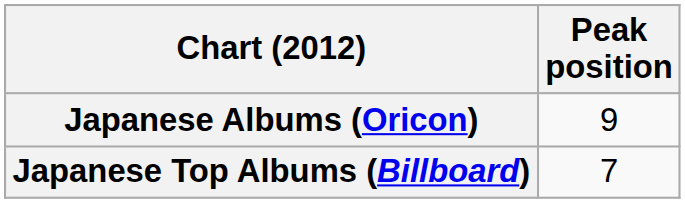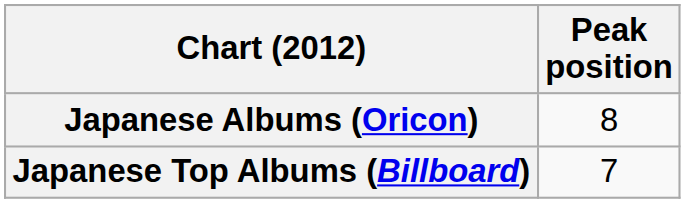(609, 119) 9 -> (609, 119) 8
